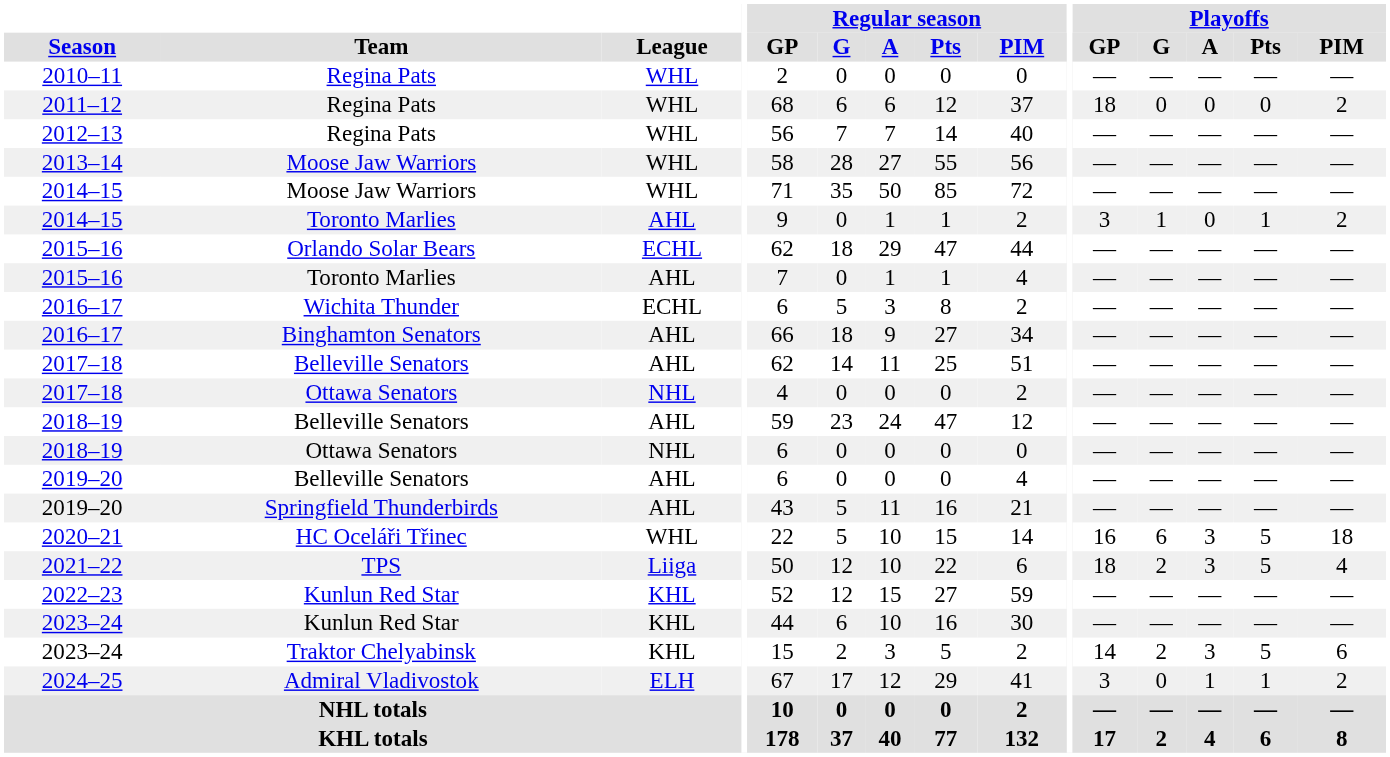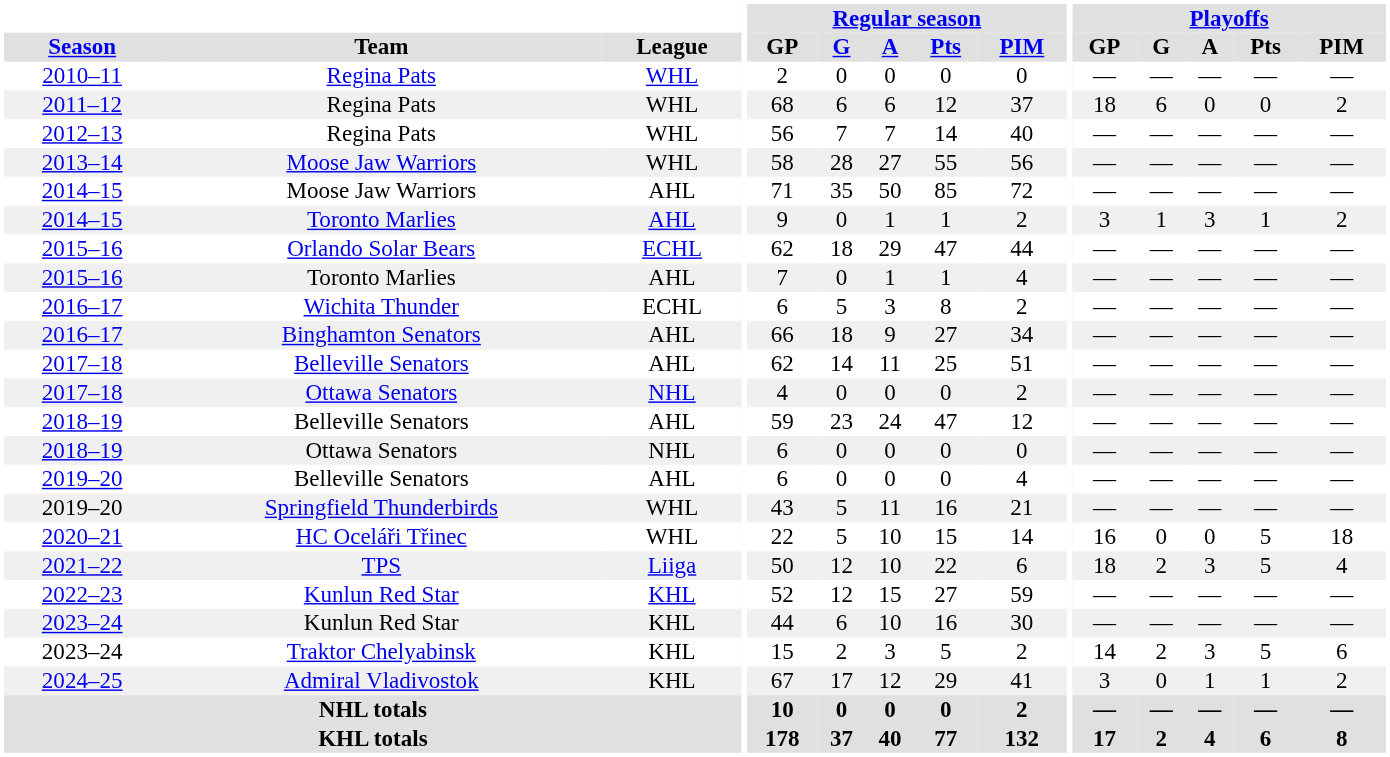(1161, 104) 0 -> (1161, 104) 6
(672, 190) WHL -> (672, 190) AHL
(1210, 219) 0 -> (1210, 219) 3
(672, 507) AHL -> (672, 507) WHL
(1161, 536) 6 -> (1161, 536) 0
(1210, 536) 3 -> (1210, 536) 0
(672, 680) ELH -> (672, 680) KHL
